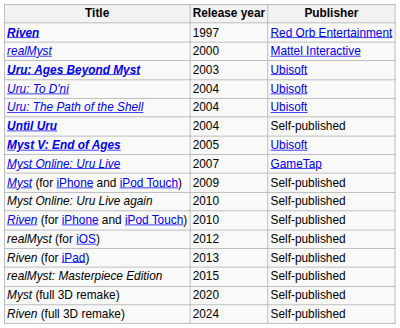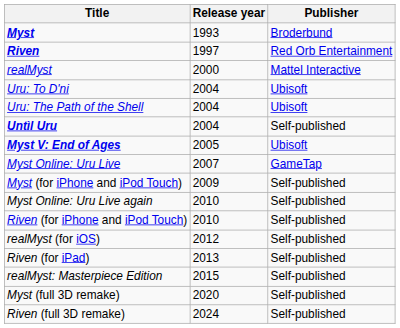+ row: (21, 32)
- row: (74, 70)
